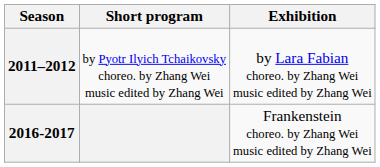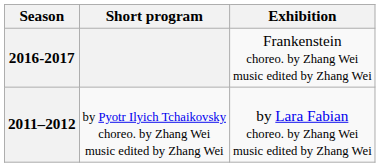rows swapped: (42, 66) <-> (42, 133)
